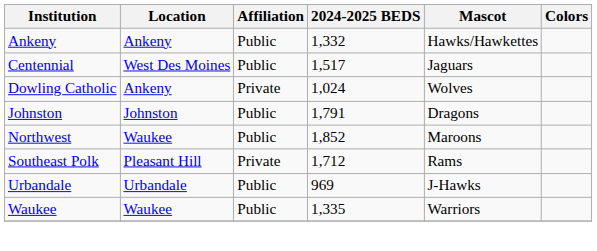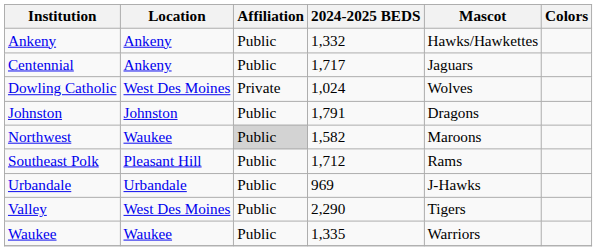(177, 64) West Des Moines -> (148, 64) Ankeny
(328, 64) 1,517 -> (328, 64) 1,717
(148, 88) Ankeny -> (177, 88) West Des Moines
(257, 137) no background -> (257, 137) lightgrey background
(328, 137) 1,852 -> (328, 137) 1,582
(259, 161) Private -> (257, 161) Public
+ row: (27, 209)
